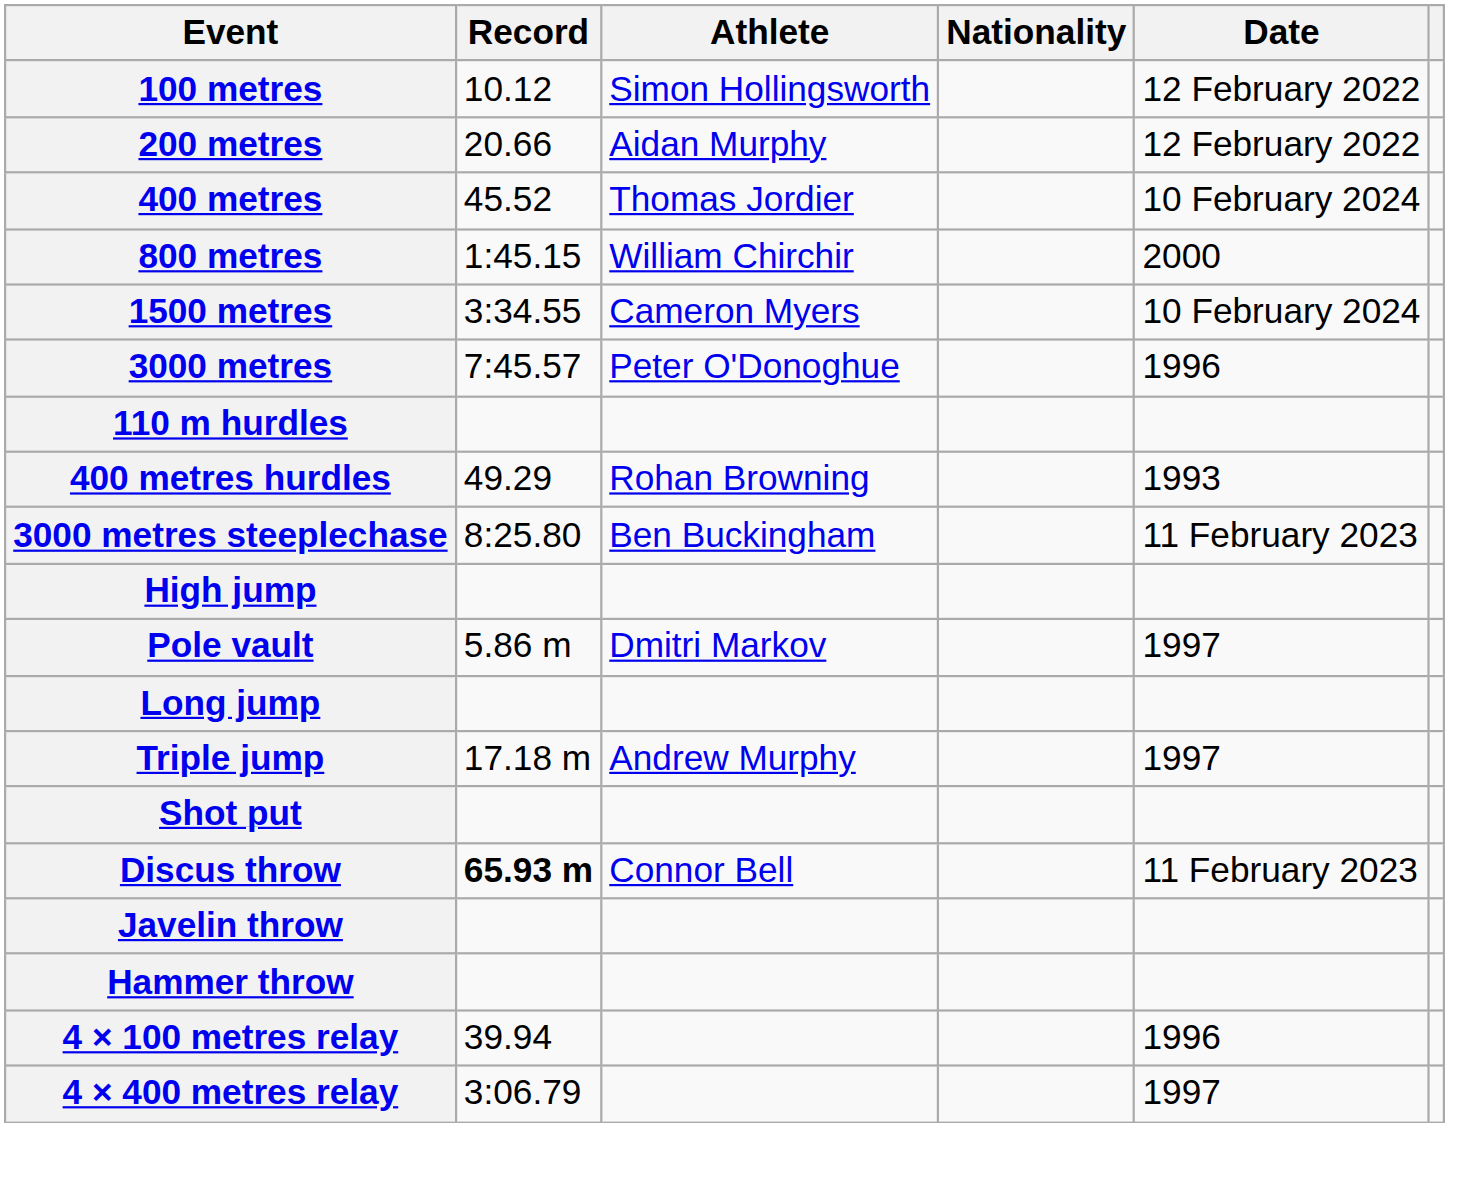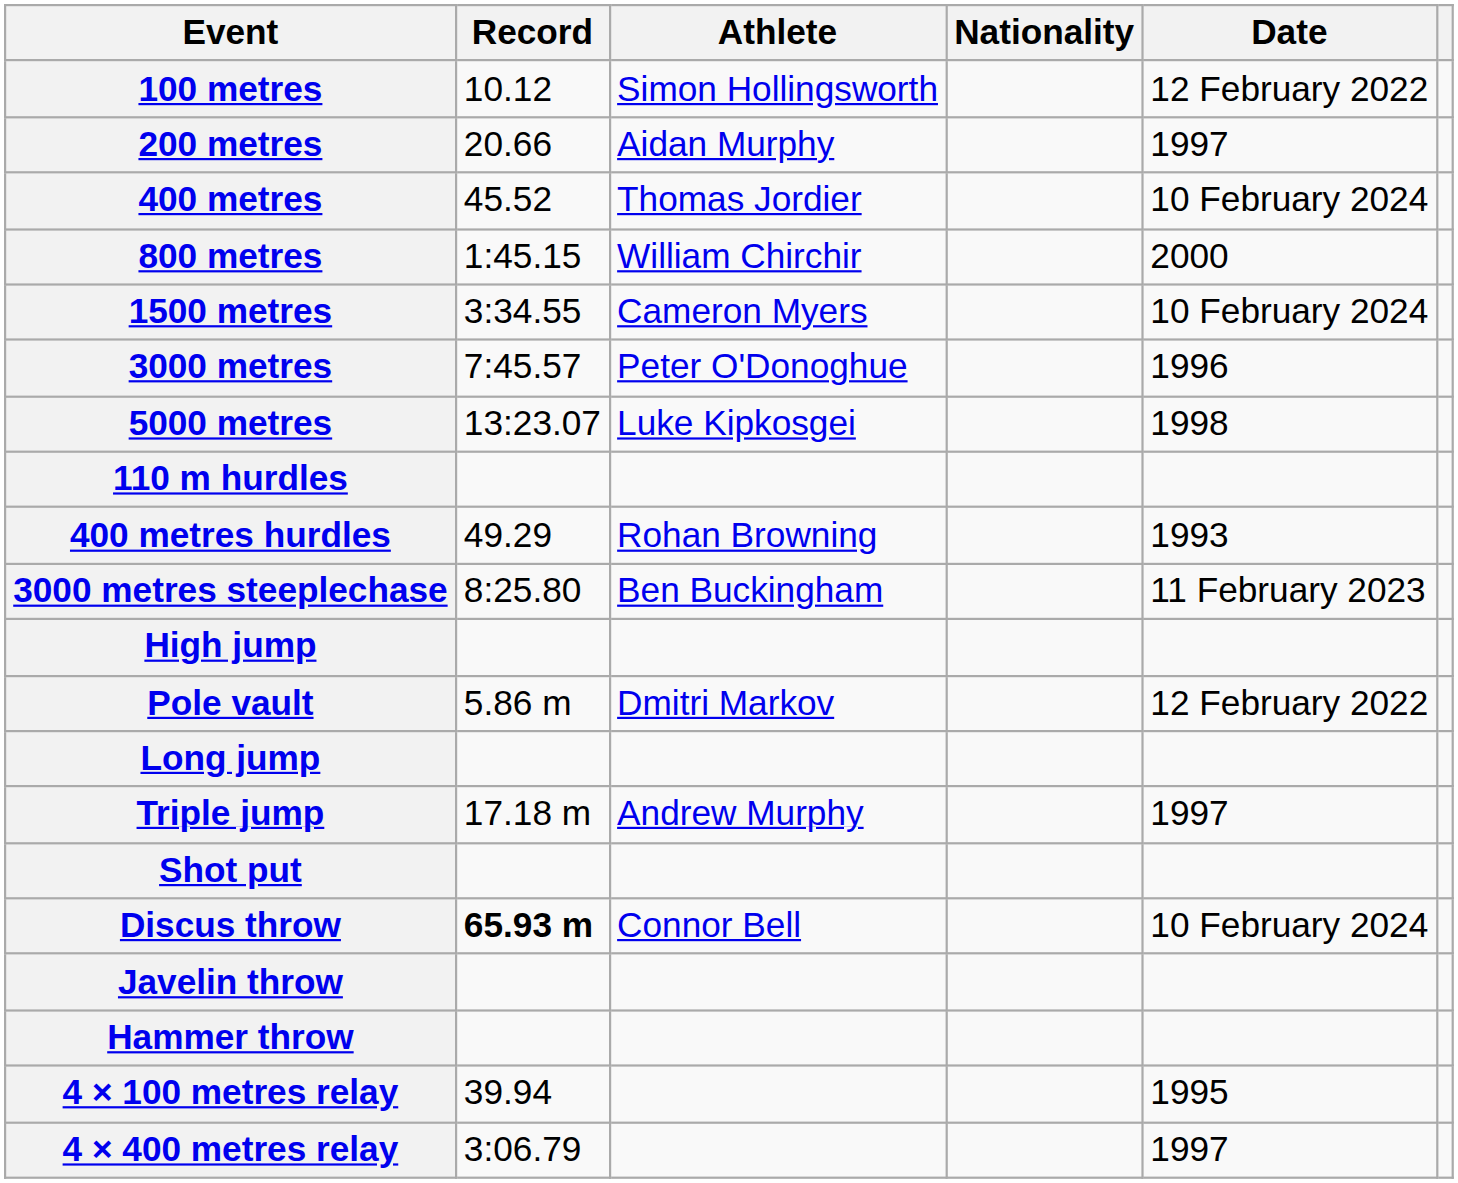(1281, 144) 12 February 2022 -> (1190, 144) 1997
+ row: (230, 423)
(1182, 646) 1997 -> (1289, 702) 12 February 2022
(1280, 869) 11 February 2023 -> (1289, 925) 10 February 2024
(1182, 1037) 1996 -> (1190, 1093) 1995
